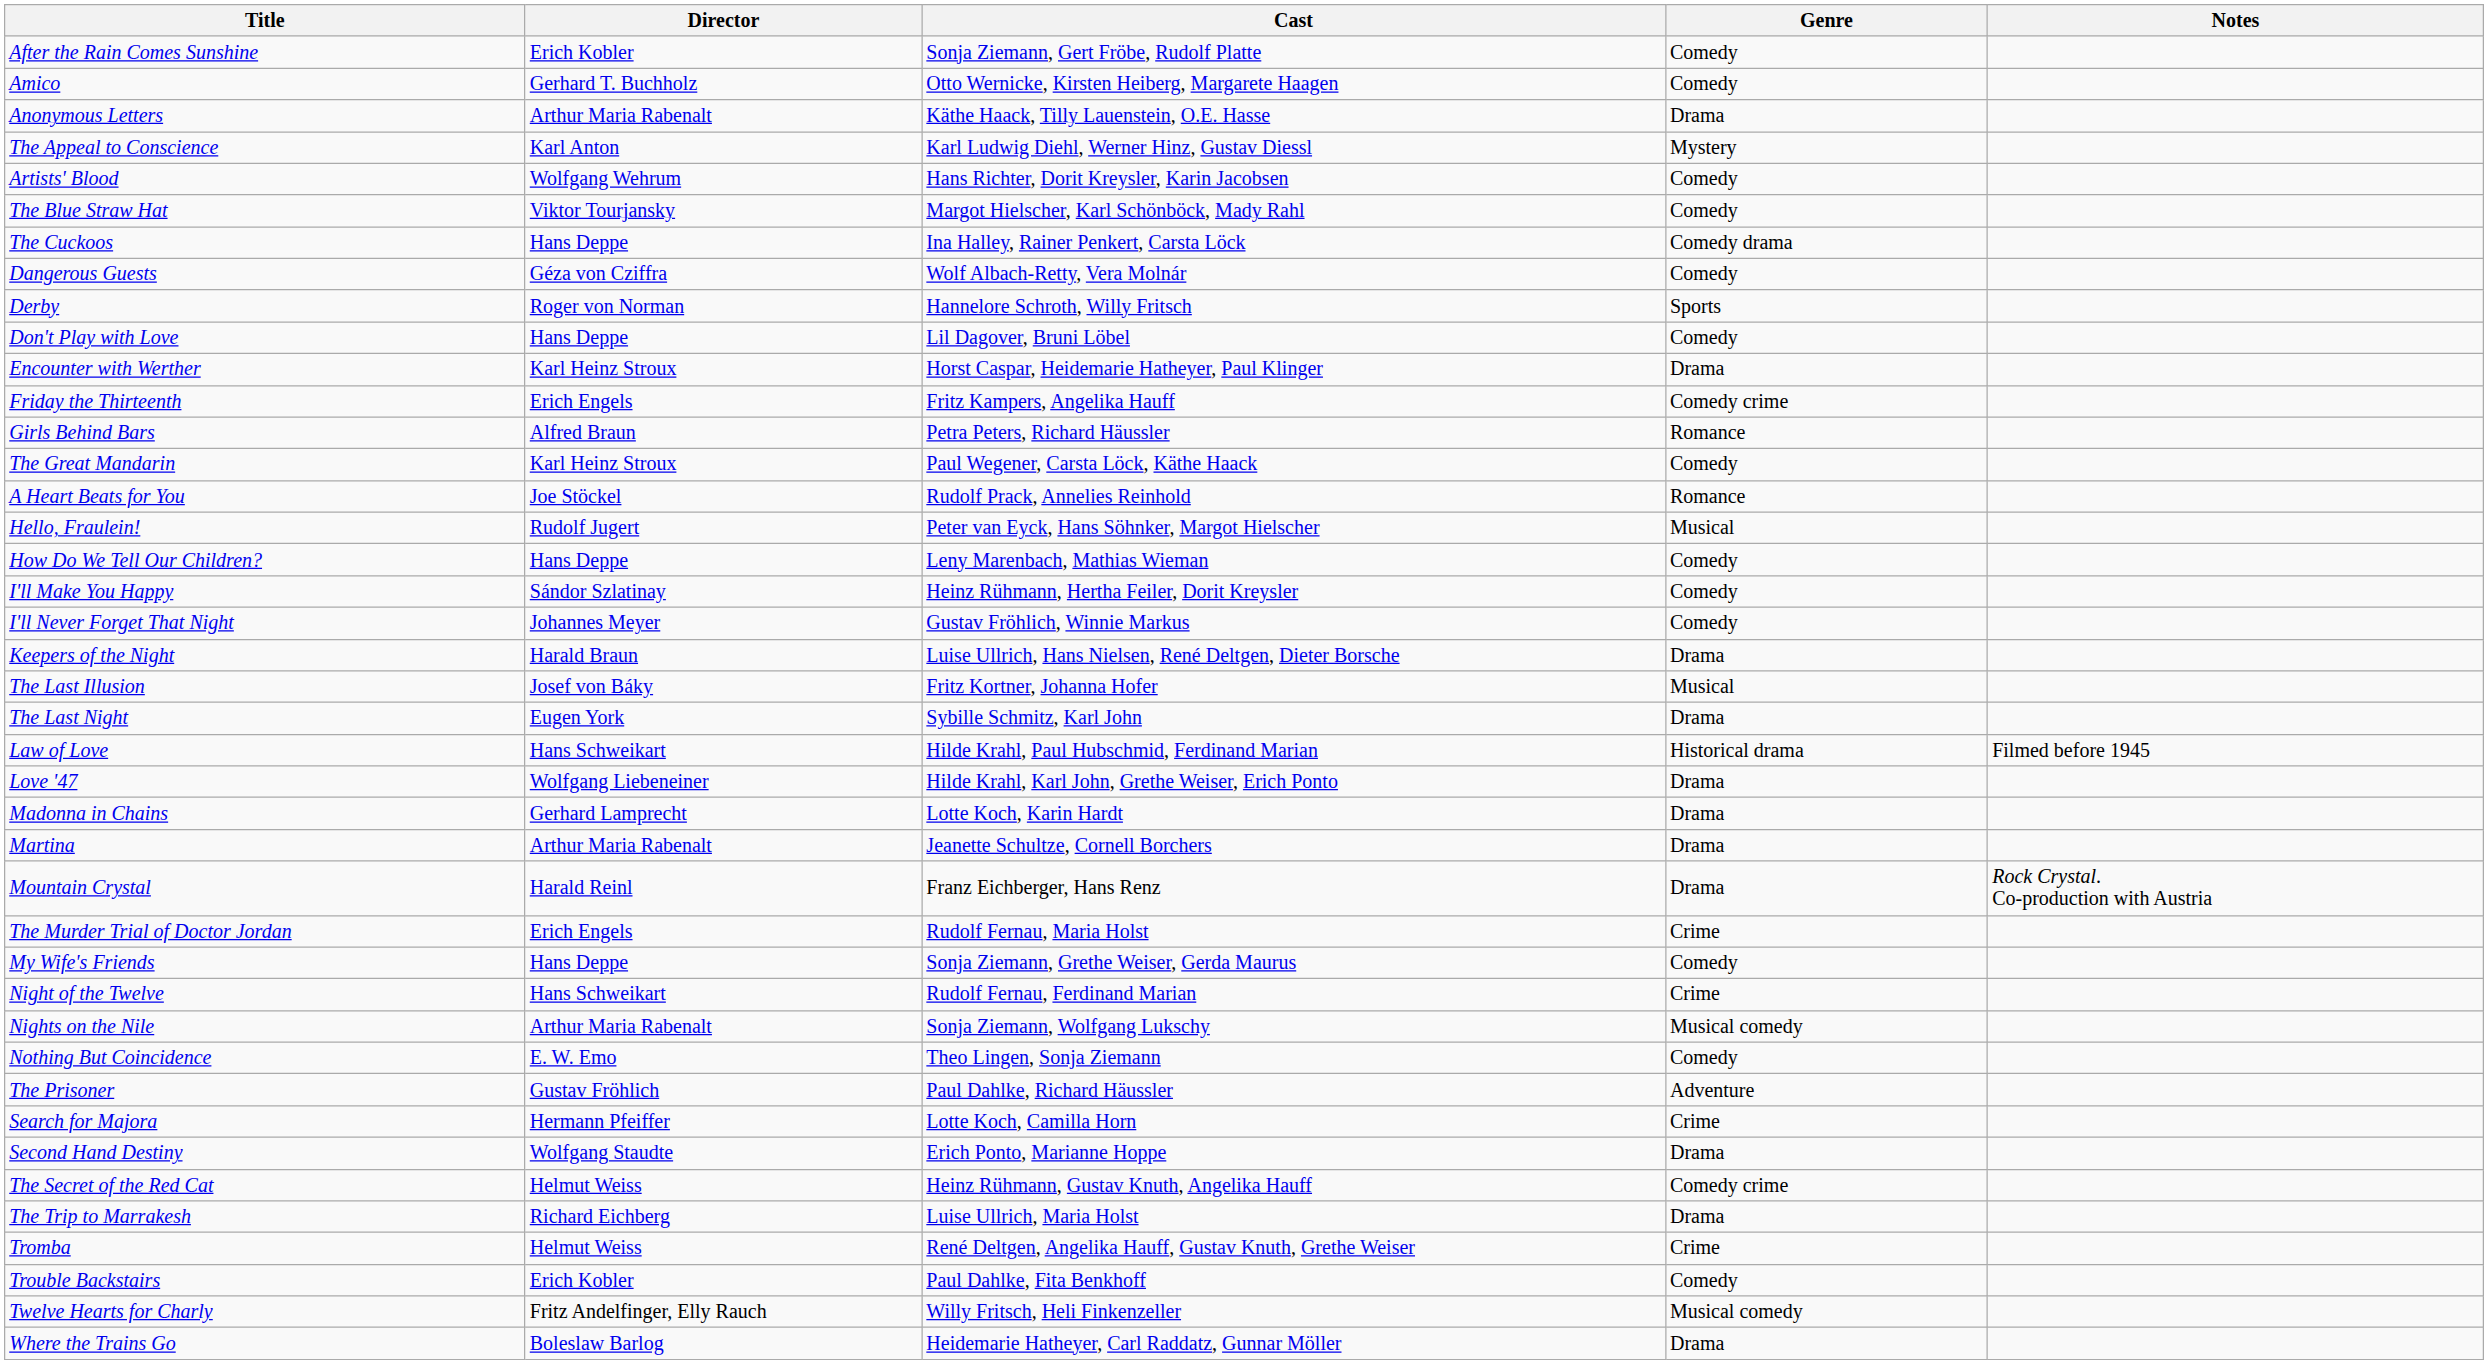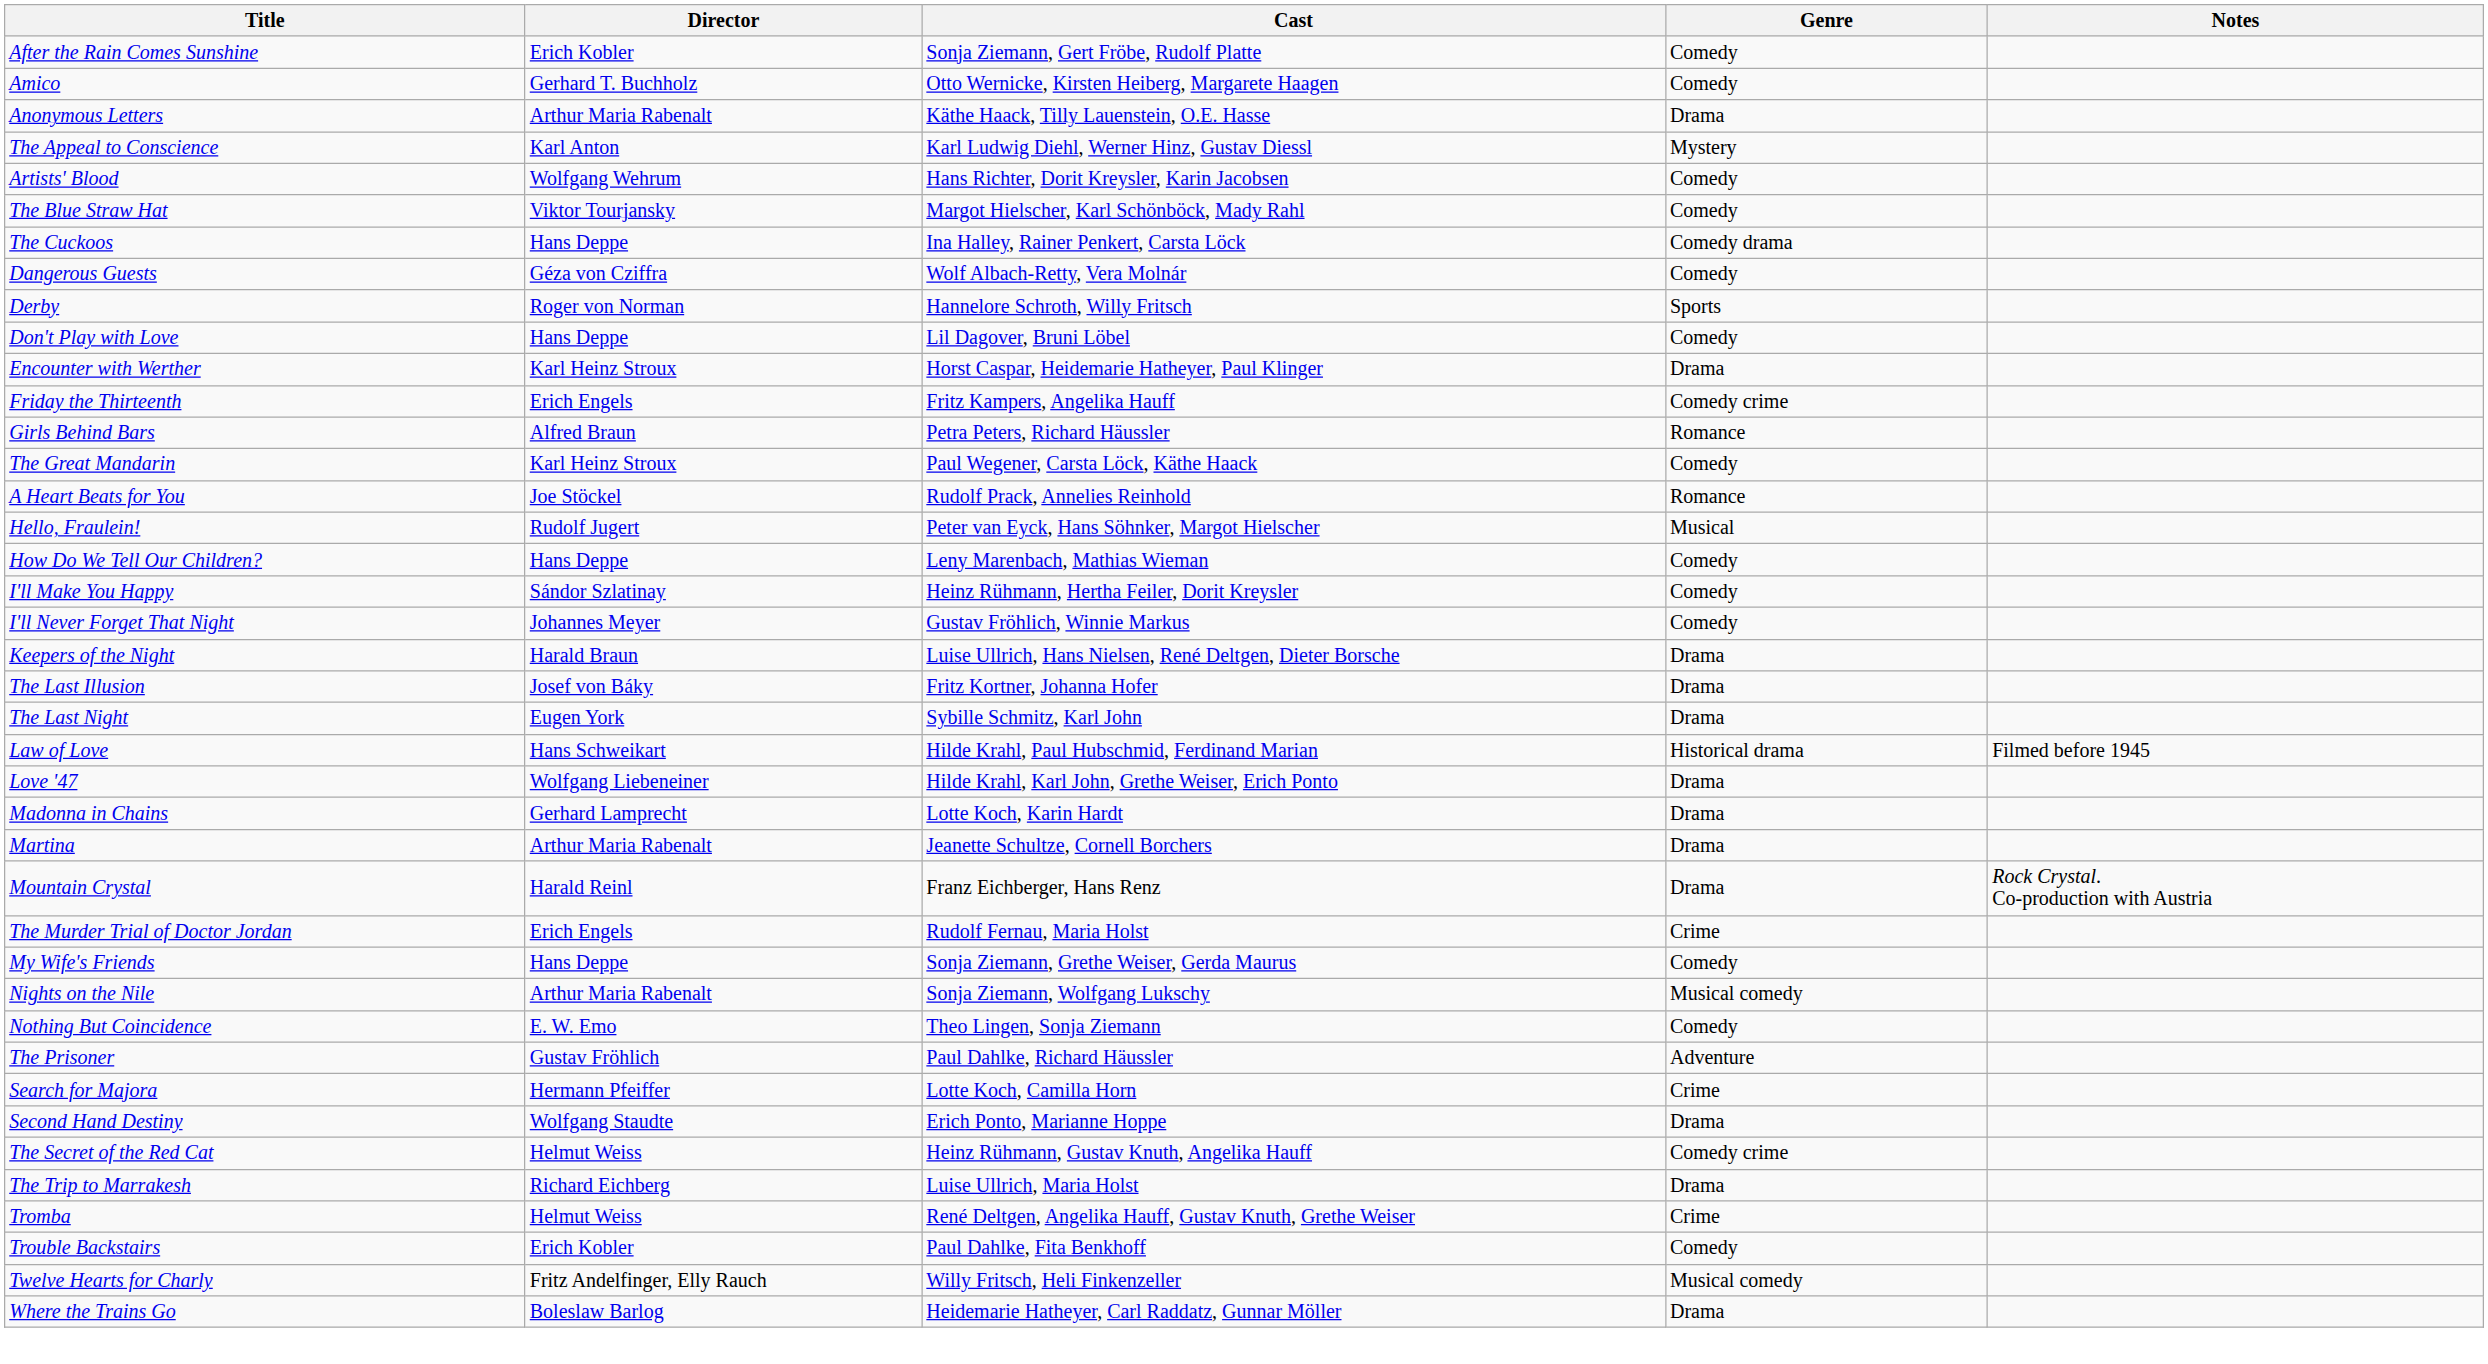(1702, 686) Musical -> (1697, 686) Drama
- row: (87, 994)
